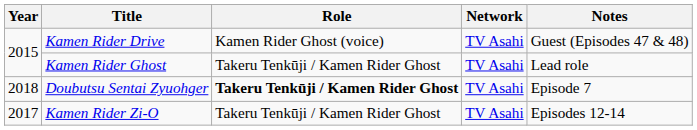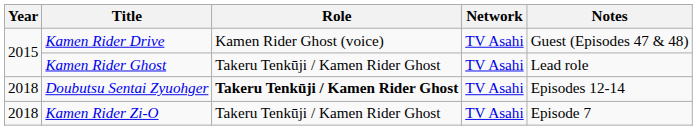(561, 88) Episode 7 -> (578, 88) Episodes 12-14
(23, 112) 2017 -> (23, 112) 2018
(578, 112) Episodes 12-14 -> (561, 112) Episode 7
